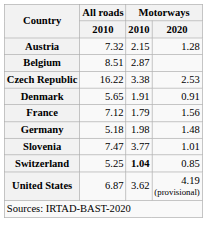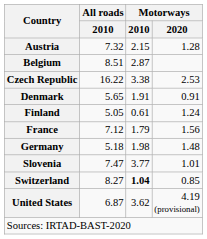+ row: (42, 113)
(114, 163) 5.25 -> (114, 180) 8.27
